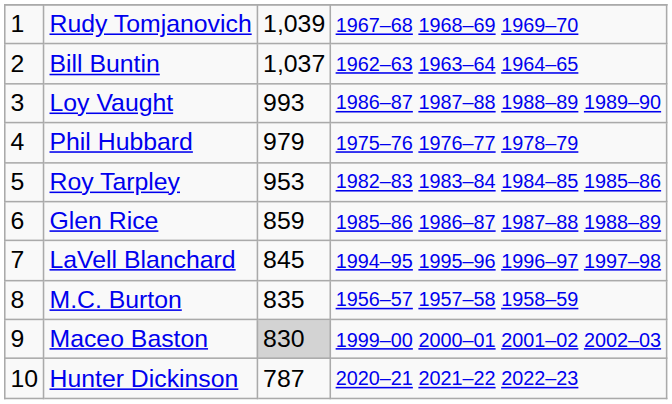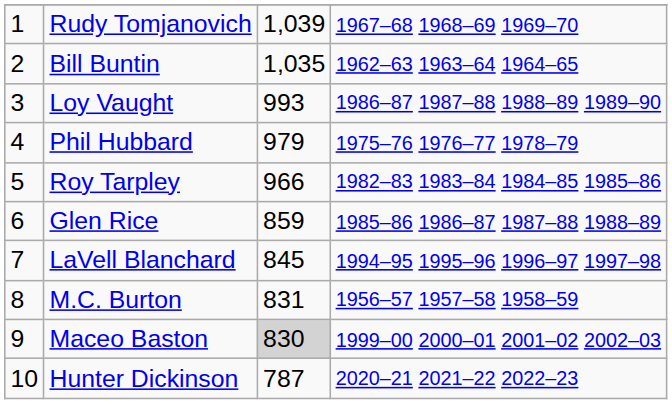(294, 63) 1,037 -> (294, 63) 1,035
(284, 181) 953 -> (284, 181) 966
(284, 299) 835 -> (284, 299) 831
